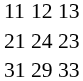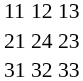(42, 70) 29 -> (42, 70) 32
